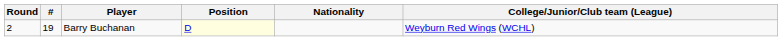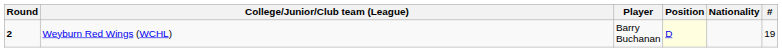columns swapped: (51, 12) <-> (590, 12)
(9, 28) normal -> (9, 33) bold
